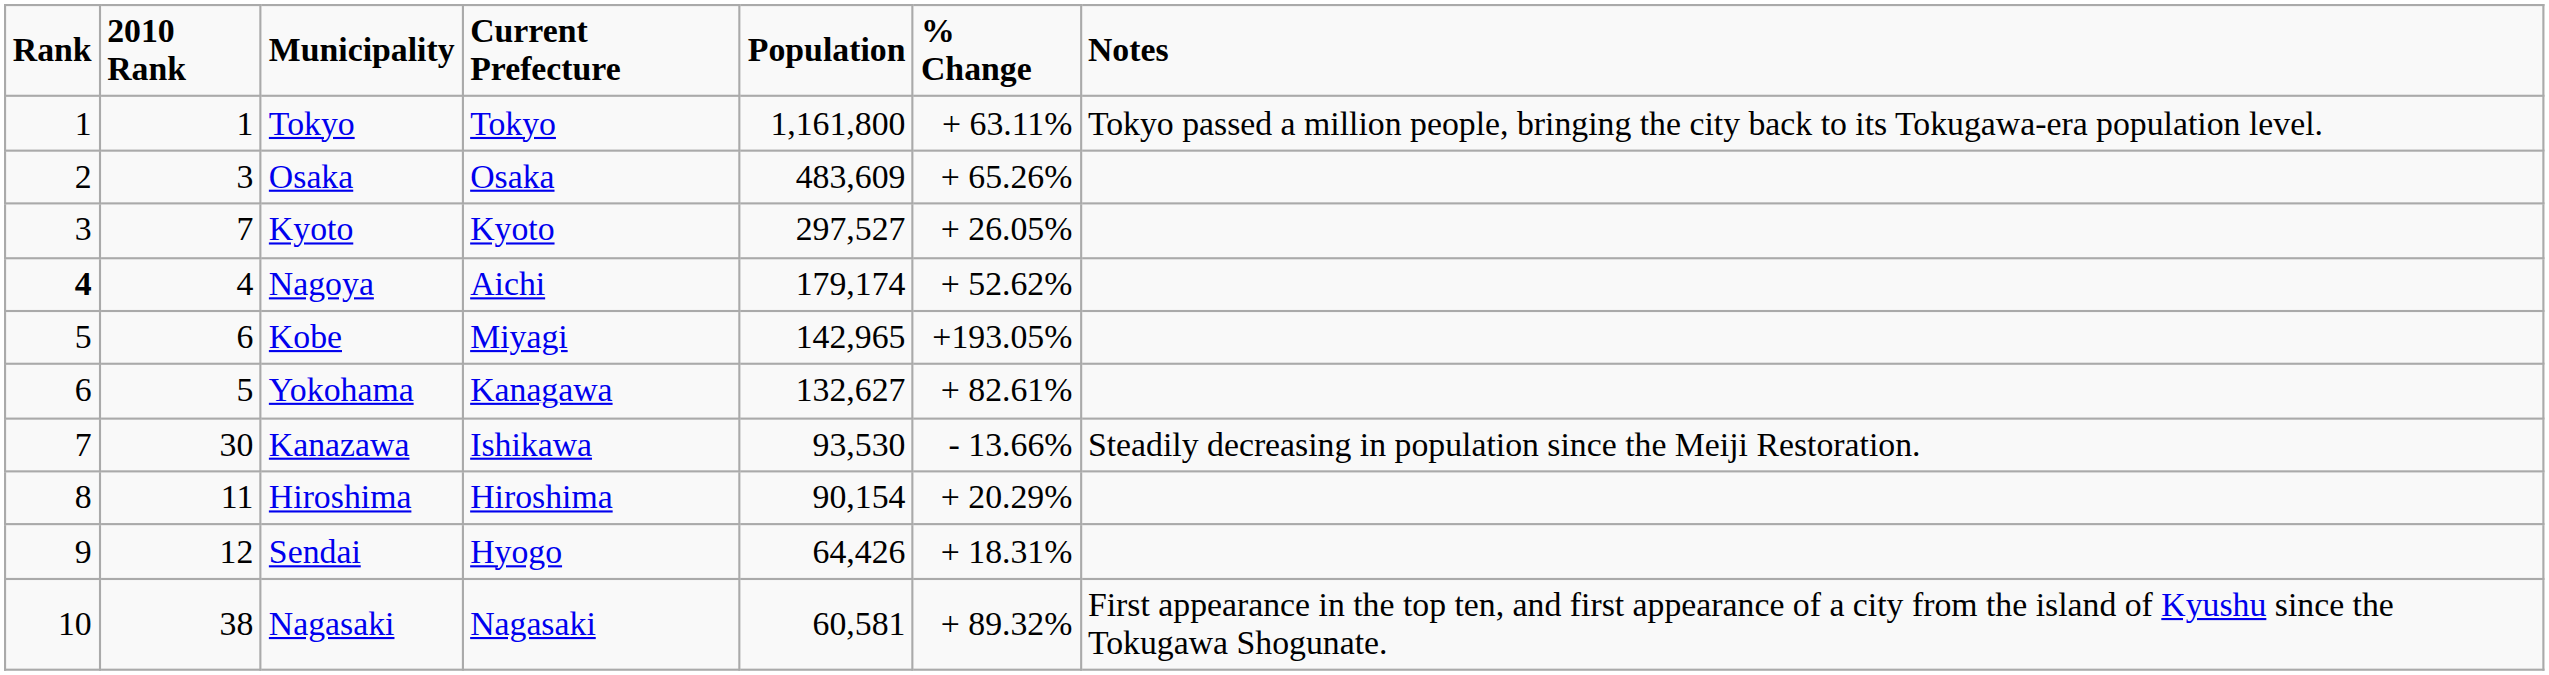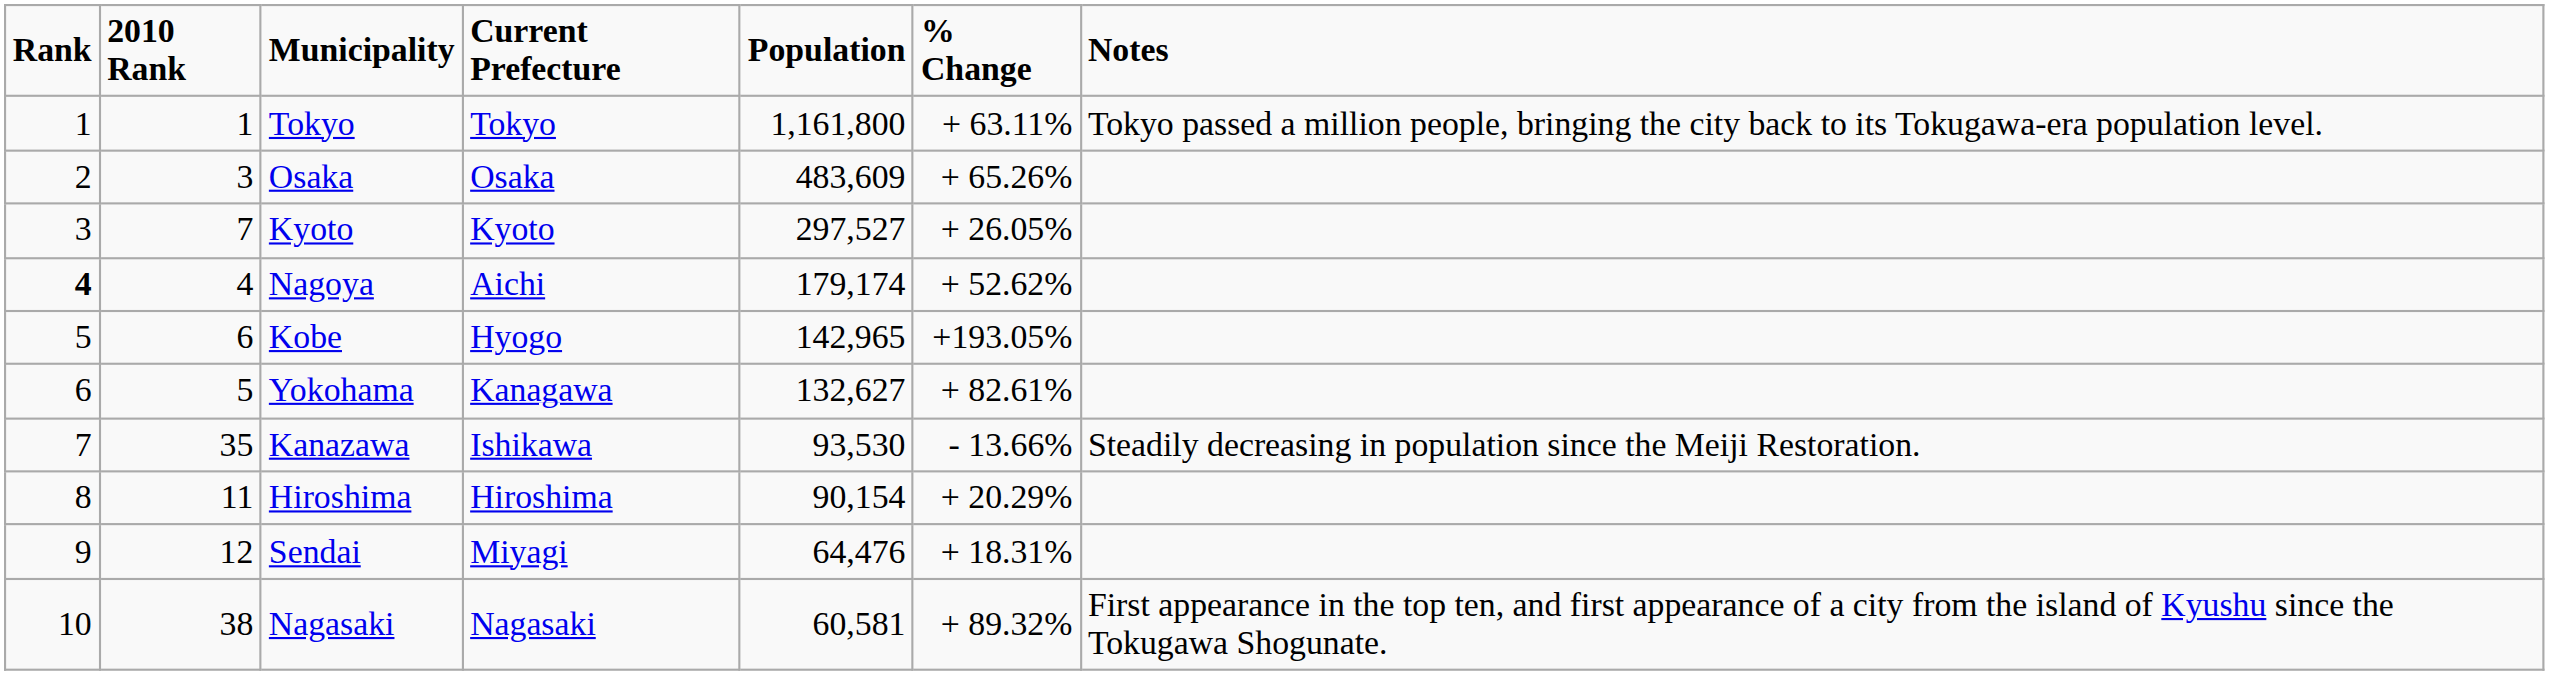(519, 336) Miyagi -> (516, 336) Hyogo
(236, 444) 30 -> (236, 444) 35
(516, 551) Hyogo -> (519, 551) Miyagi
(859, 551) 64,426 -> (859, 551) 64,476
